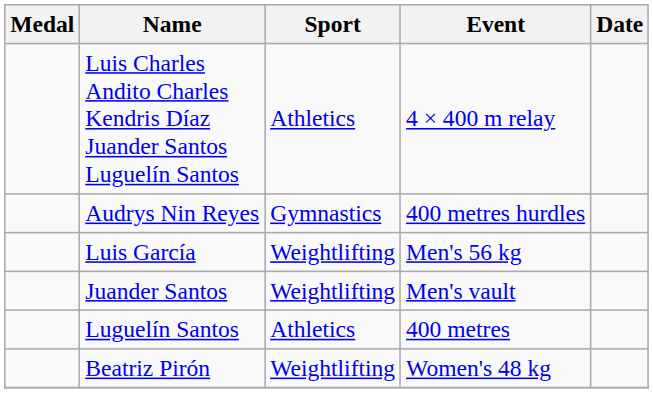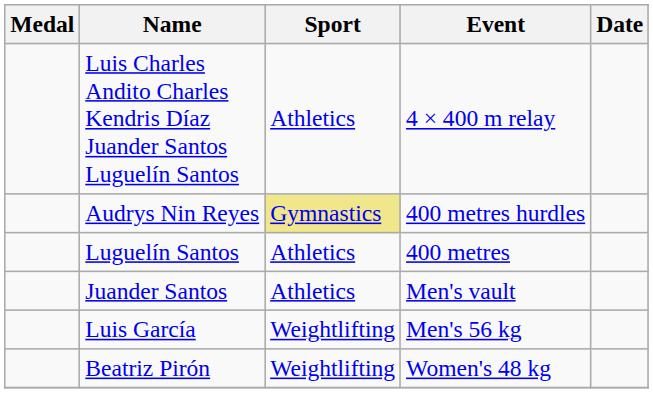(326, 213) no background -> (326, 213) khaki background
rows swapped: (162, 329) <-> (141, 252)
(333, 291) Weightlifting -> (313, 291) Athletics
